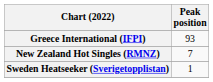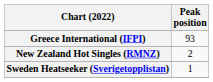(190, 54) 7 -> (190, 54) 2
